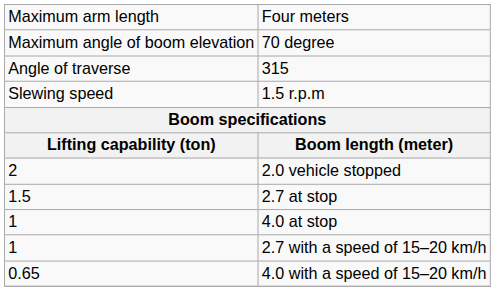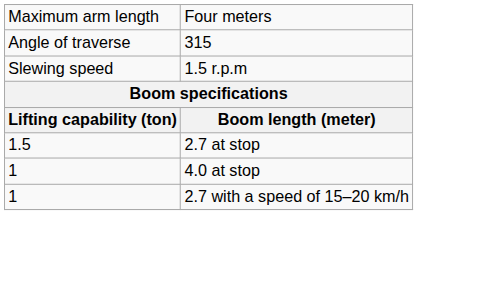- row: (298, 42)
- row: (331, 171)
- row: (374, 273)
